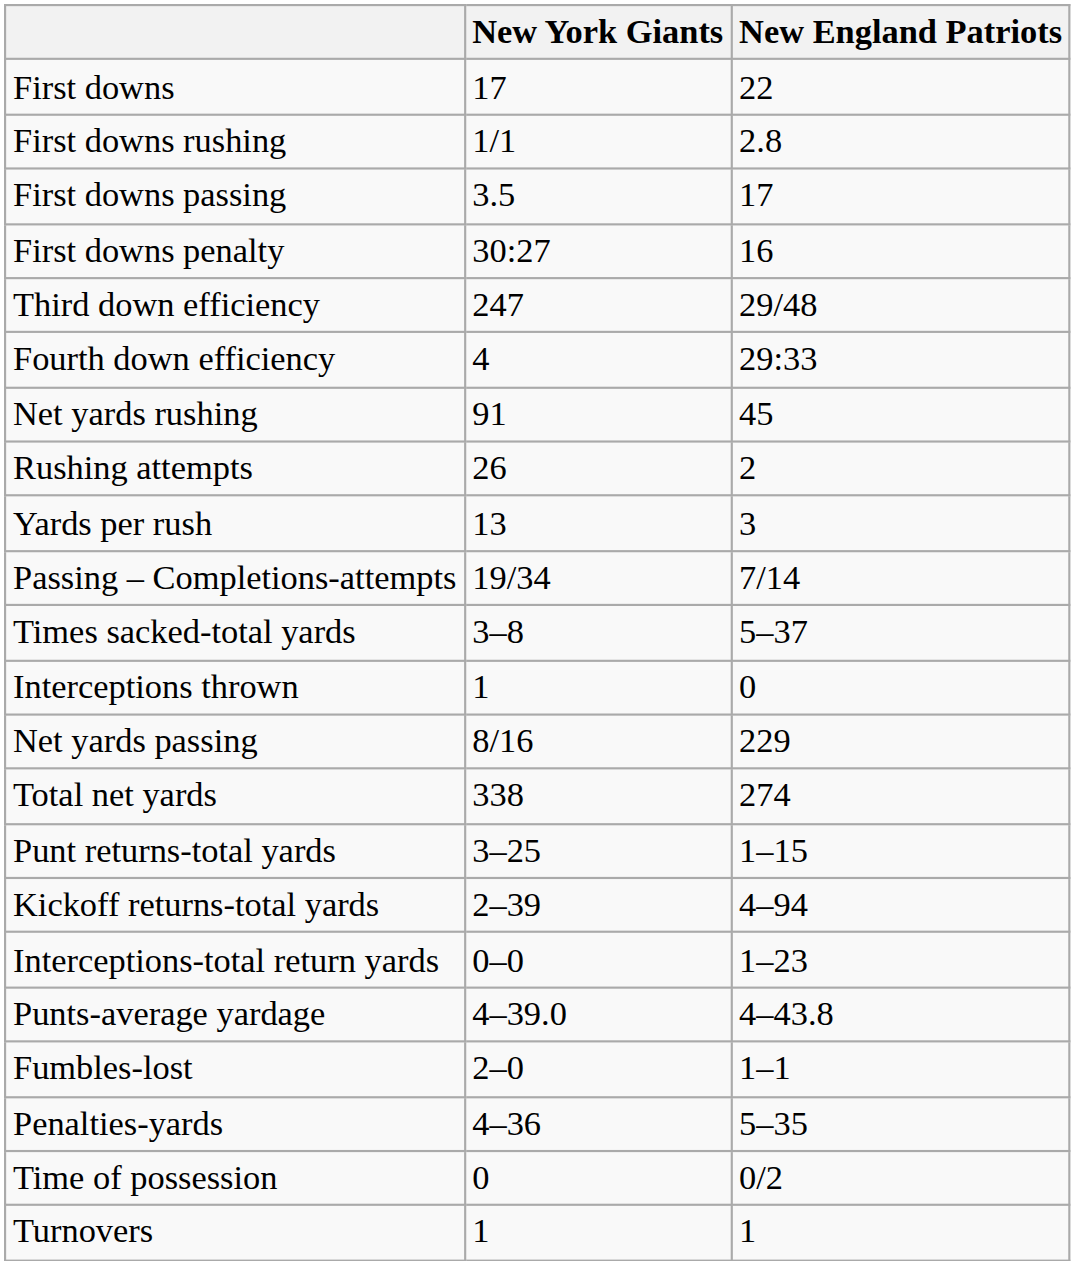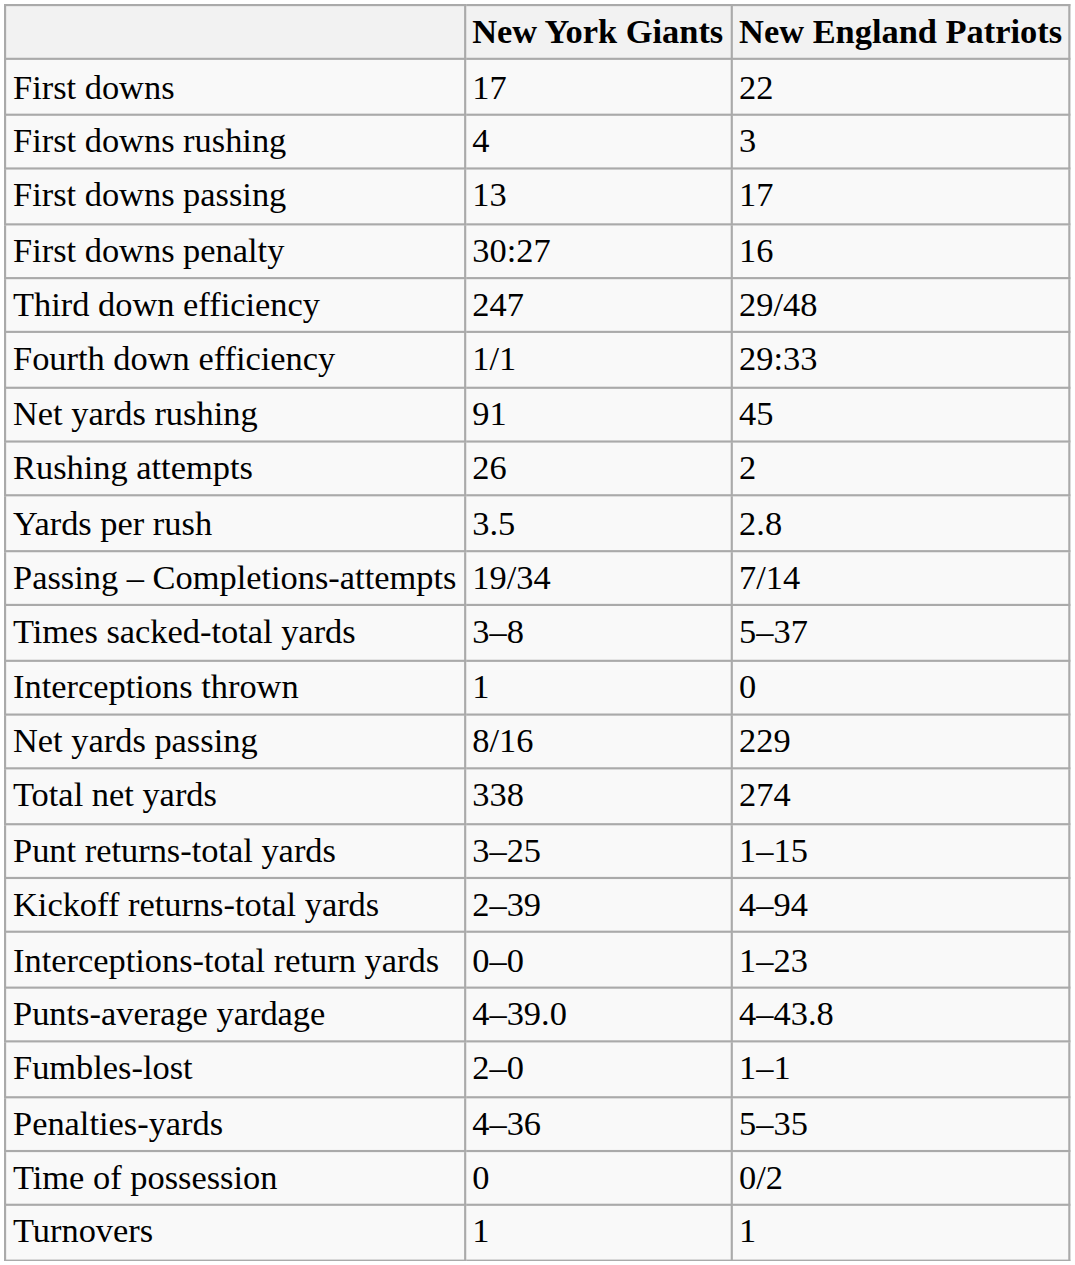(494, 140) 1/1 -> (481, 140) 4
(761, 140) 2.8 -> (748, 140) 3
(494, 195) 3.5 -> (489, 195) 13
(481, 359) 4 -> (494, 359) 1/1
(489, 522) 13 -> (494, 522) 3.5
(748, 522) 3 -> (761, 522) 2.8
